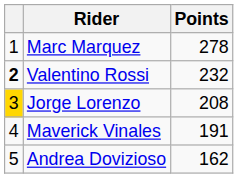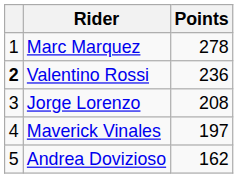(214, 75) 232 -> (214, 75) 236
(14, 103) gold background -> (14, 103) no background
(214, 131) 191 -> (214, 131) 197
